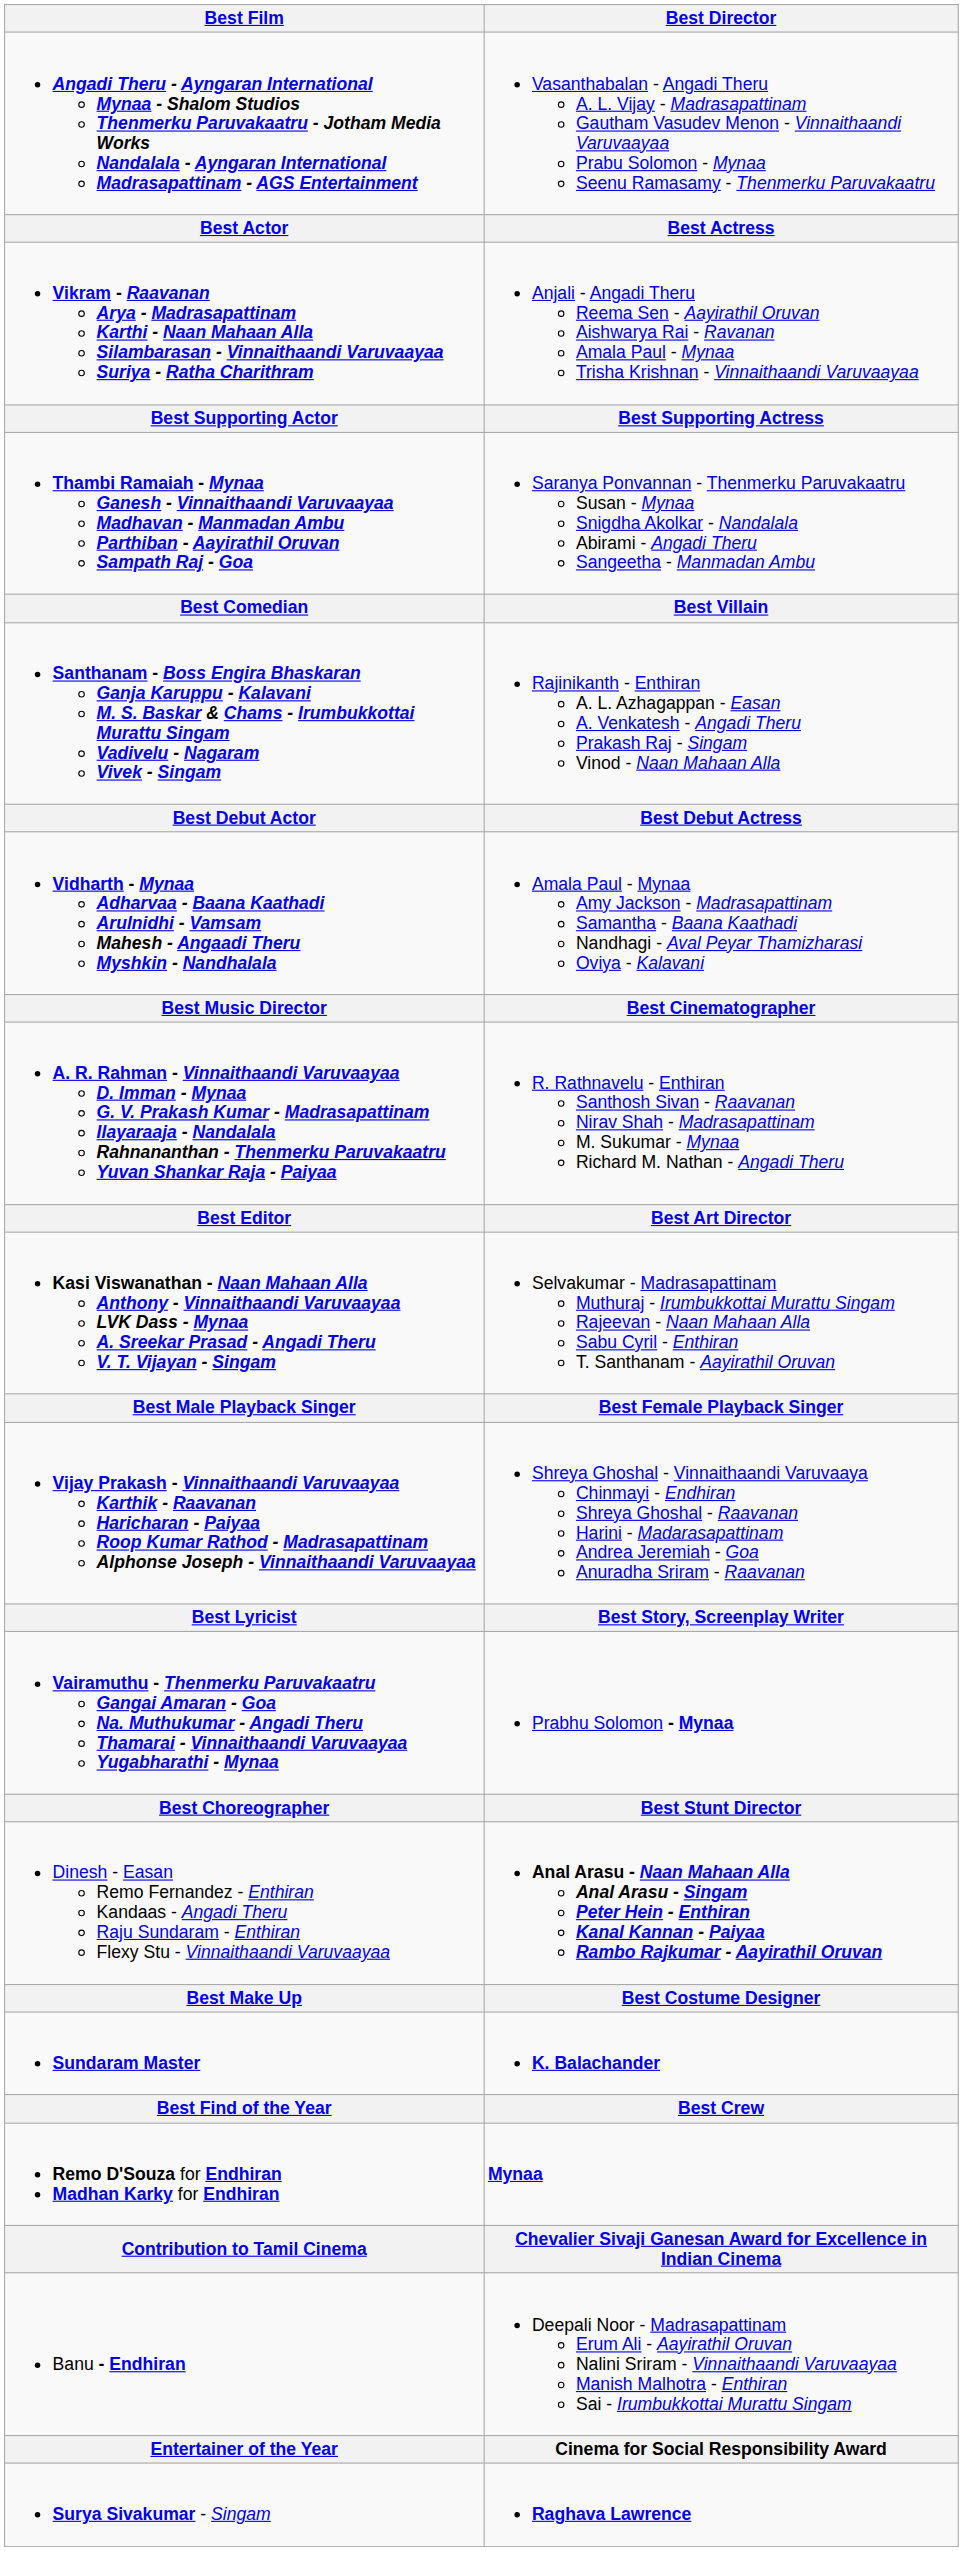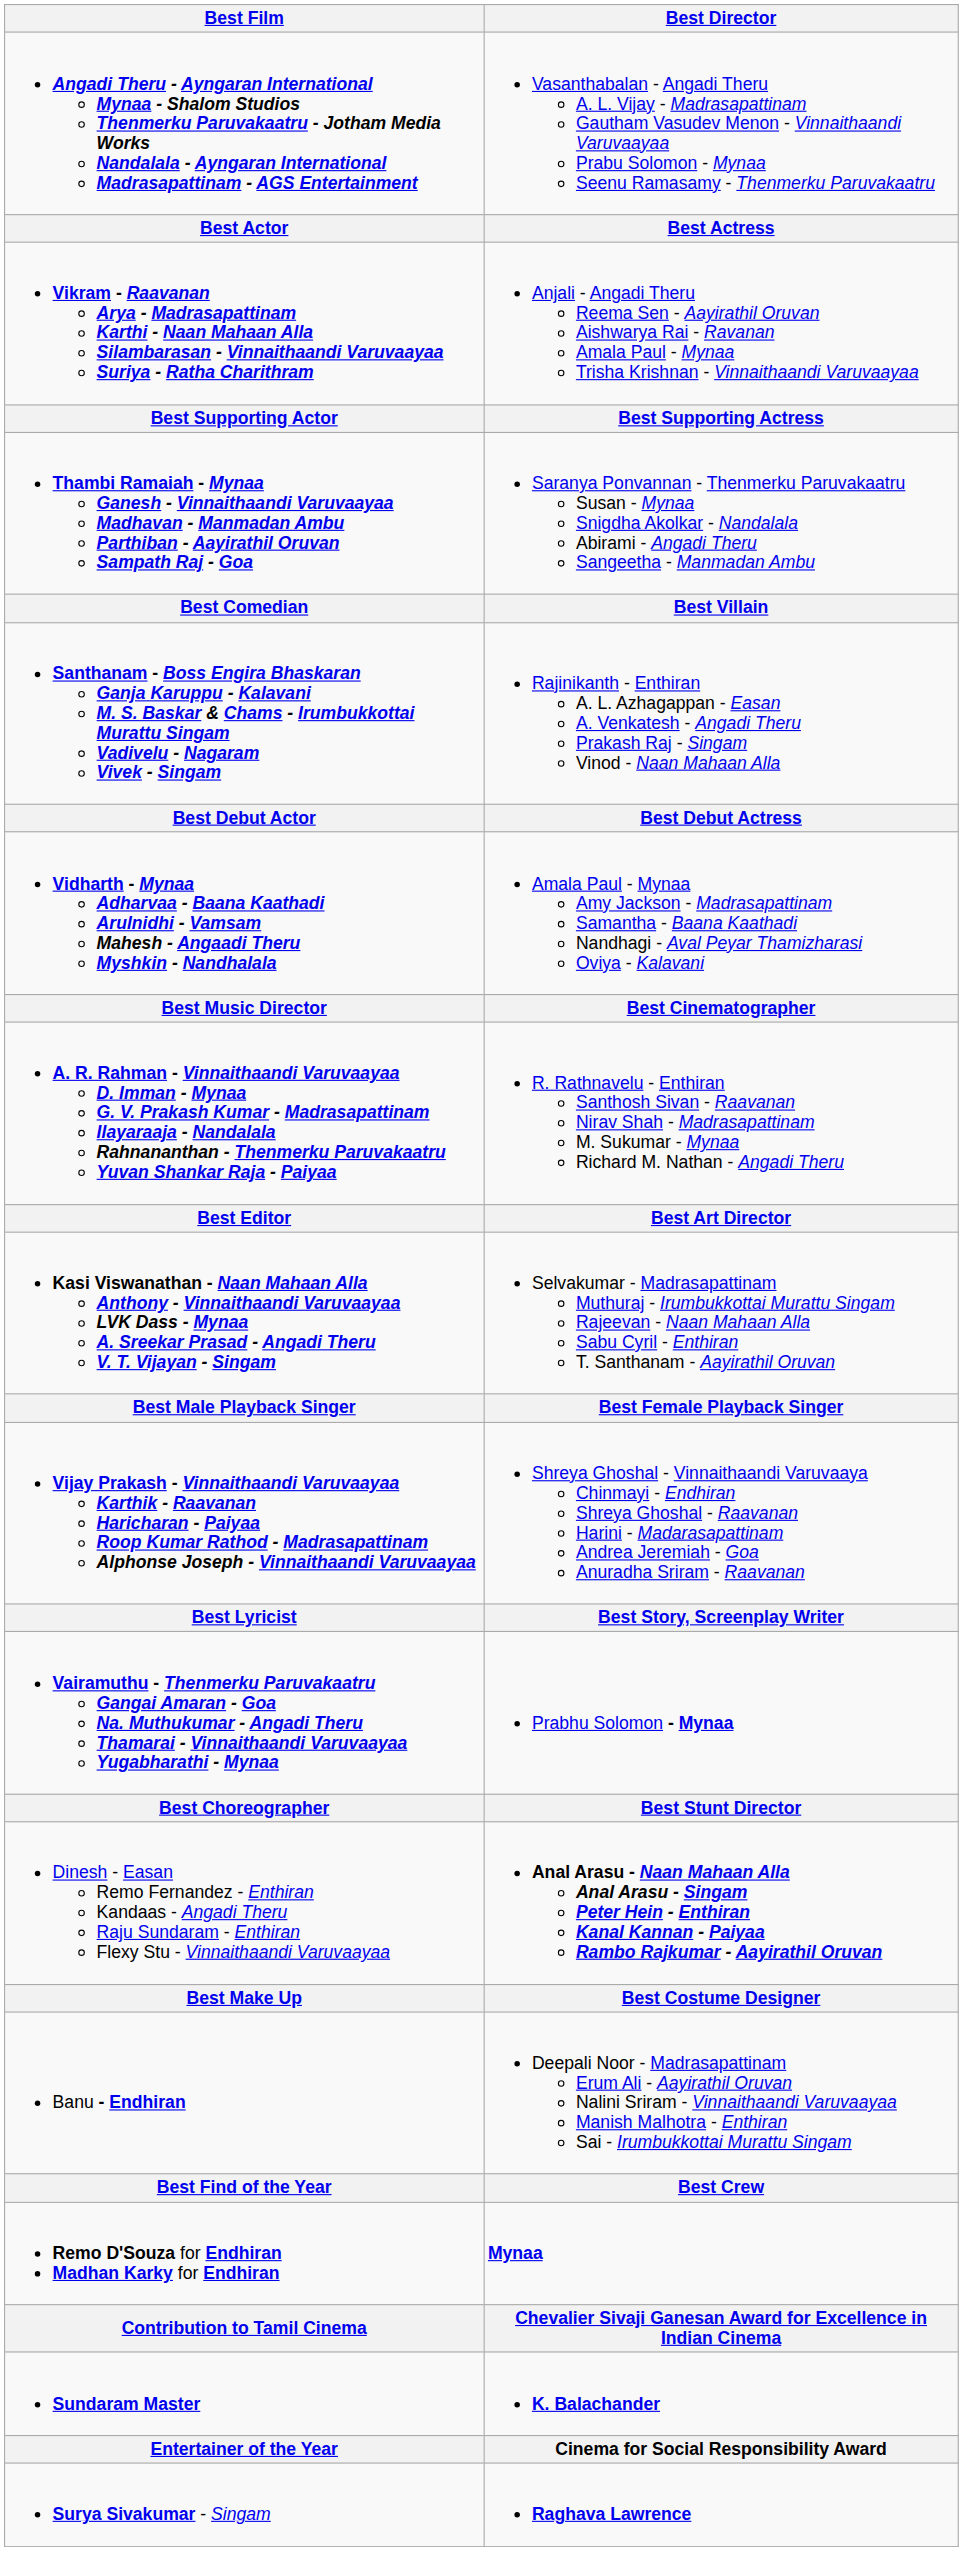rows swapped: (244, 2364) <-> (244, 2063)
